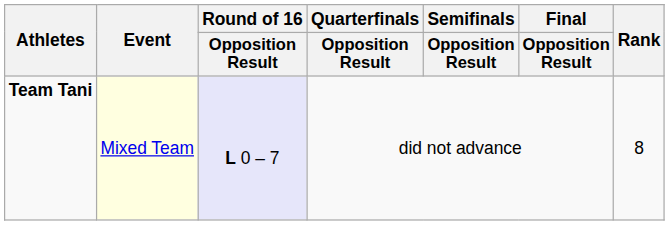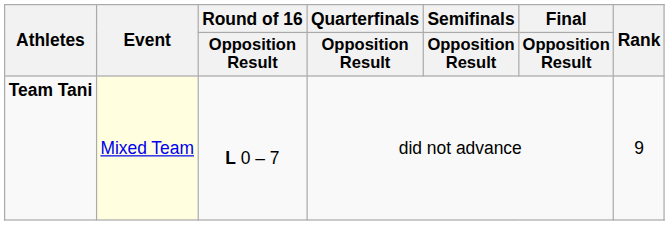(252, 158) lavender background -> (252, 158) no background
(639, 148) 8 -> (639, 148) 9
